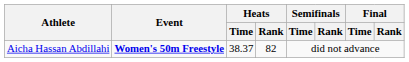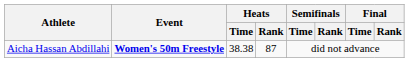(241, 49) 38.37 -> (241, 49) 38.38
(271, 49) 82 -> (271, 49) 87
